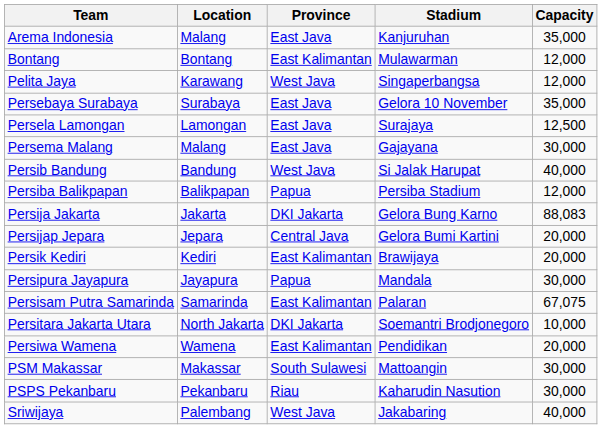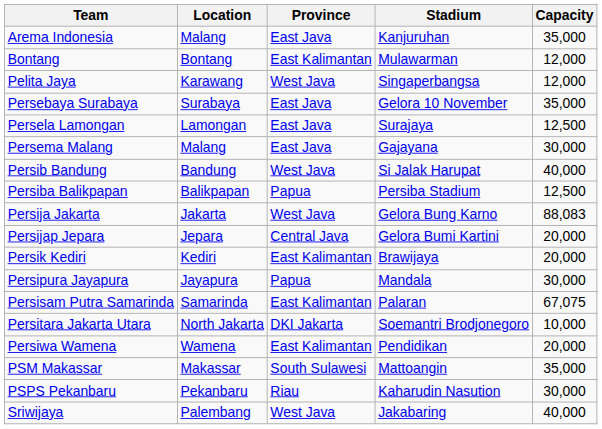(564, 192) 12,000 -> (564, 192) 12,500
(307, 214) DKI Jakarta -> (303, 214) West Java
(564, 368) 30,000 -> (564, 368) 35,000
